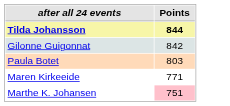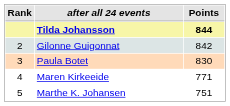+ column: (20, 13)
(175, 61) 803 -> (204, 61) 830
(175, 93) pink background -> (204, 93) no background
